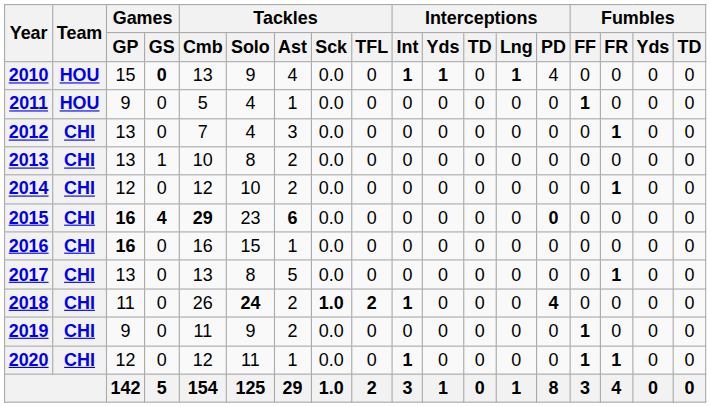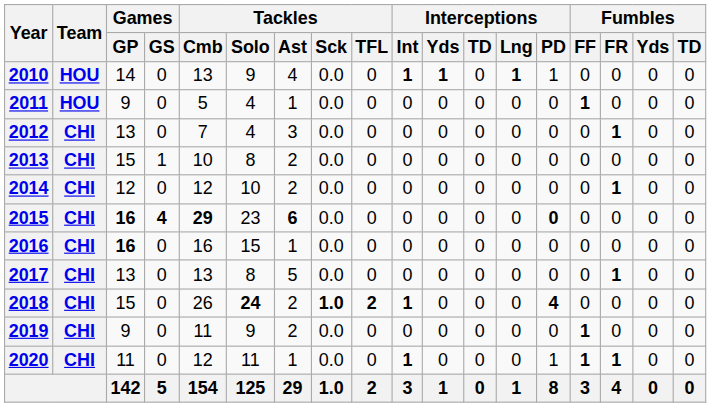(126, 75) 15 -> (126, 75) 14
(162, 75) bold -> (162, 75) normal
(553, 75) 4 -> (553, 75) 1
(126, 160) 13 -> (126, 160) 15
(126, 302) 11 -> (126, 302) 15
(126, 359) 12 -> (126, 359) 11
(553, 359) 0 -> (553, 359) 1
